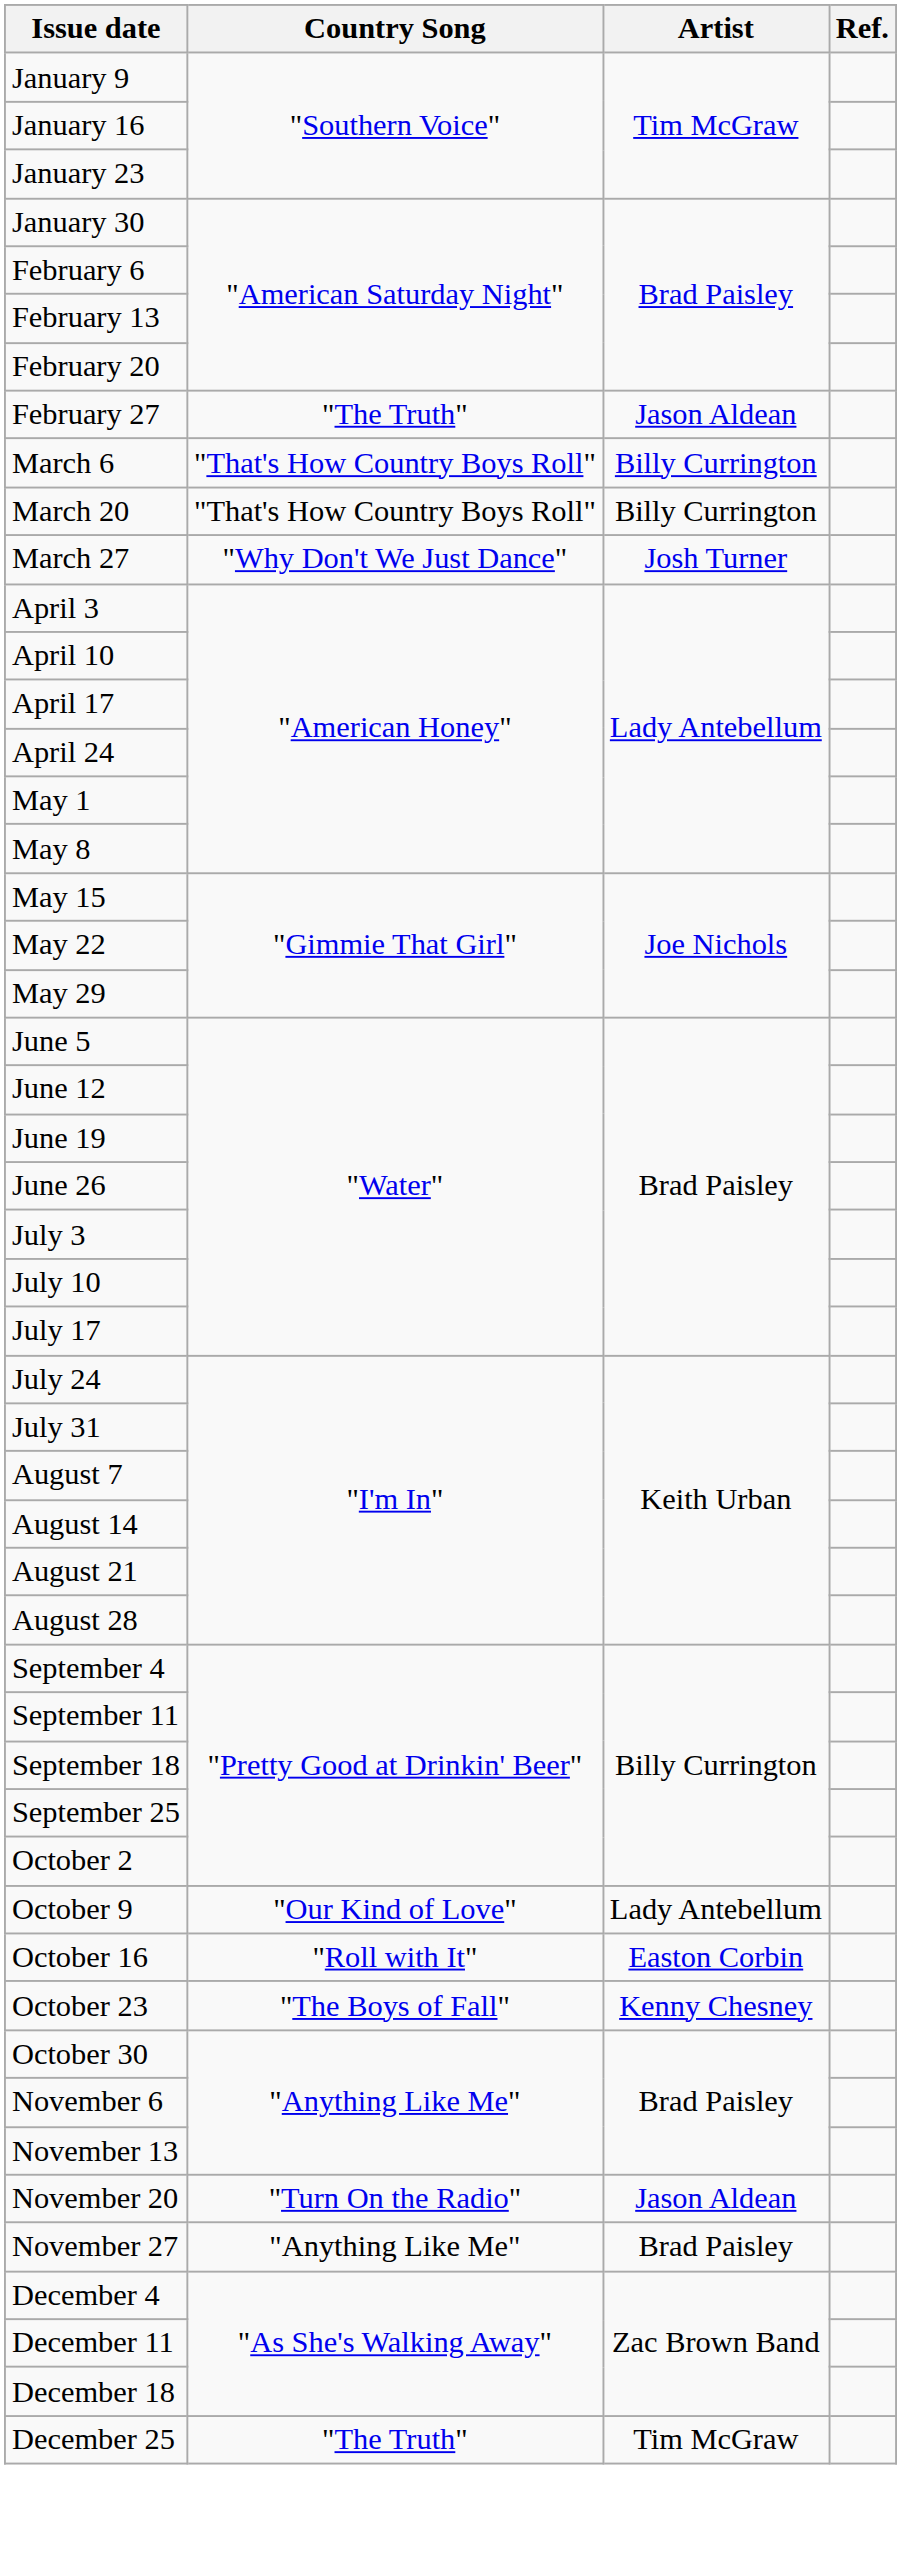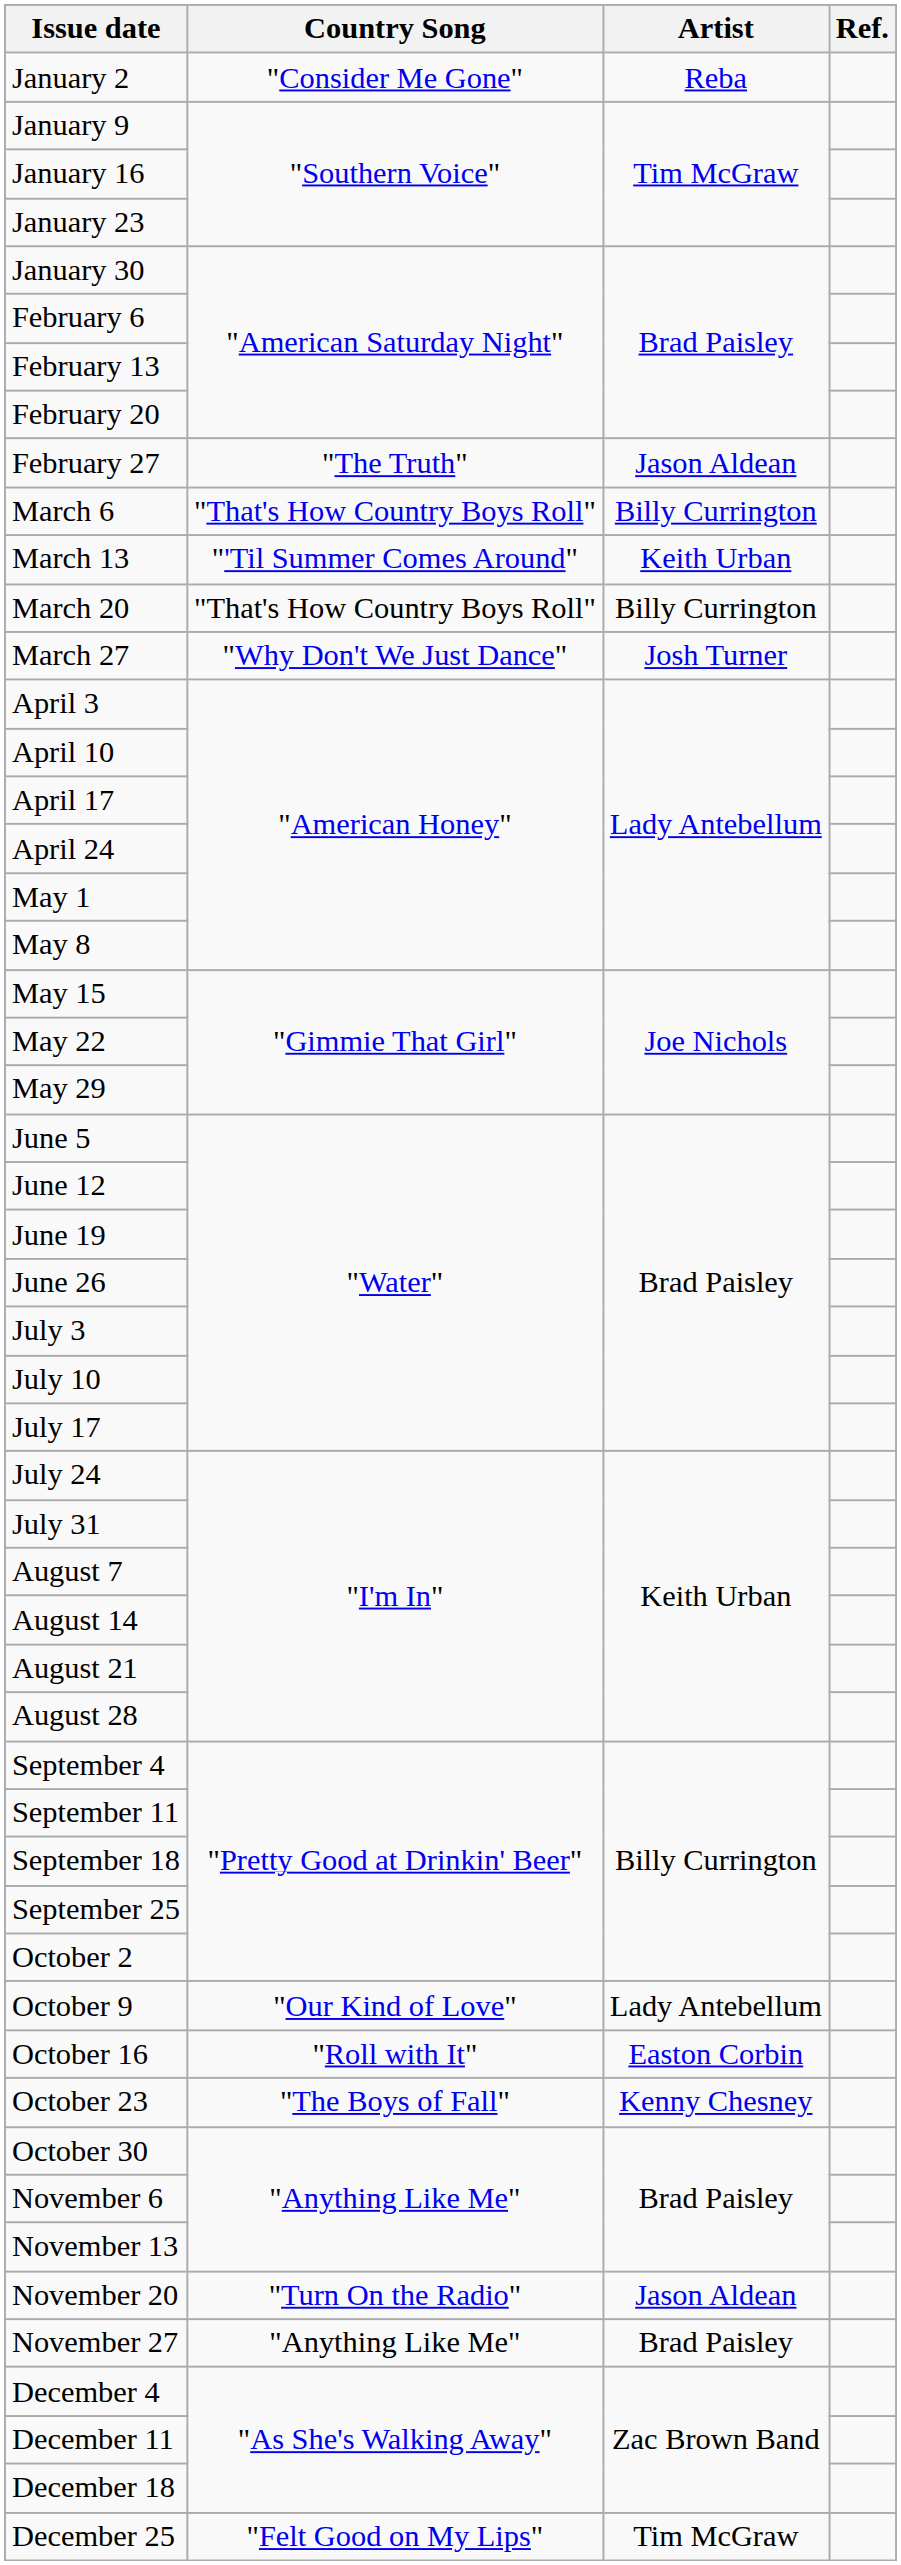+ row: (71, 76)
+ row: (71, 558)
(395, 2439) "The Truth" -> (395, 2535) "Felt Good on My Lips"
